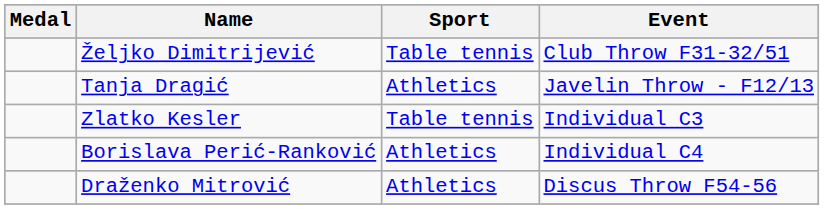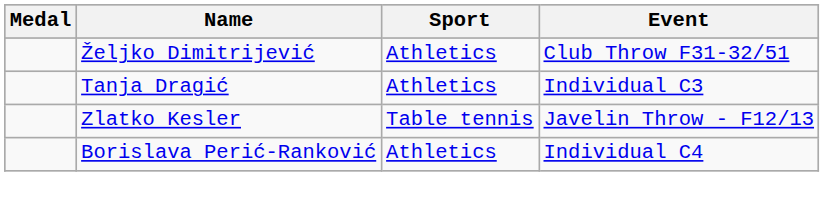(460, 55) Table tennis -> (441, 55) Athletics
(679, 88) Javelin Throw - F12/13 -> (623, 88) Individual C3
(623, 121) Individual C3 -> (679, 121) Javelin Throw - F12/13
- row: (186, 187)
